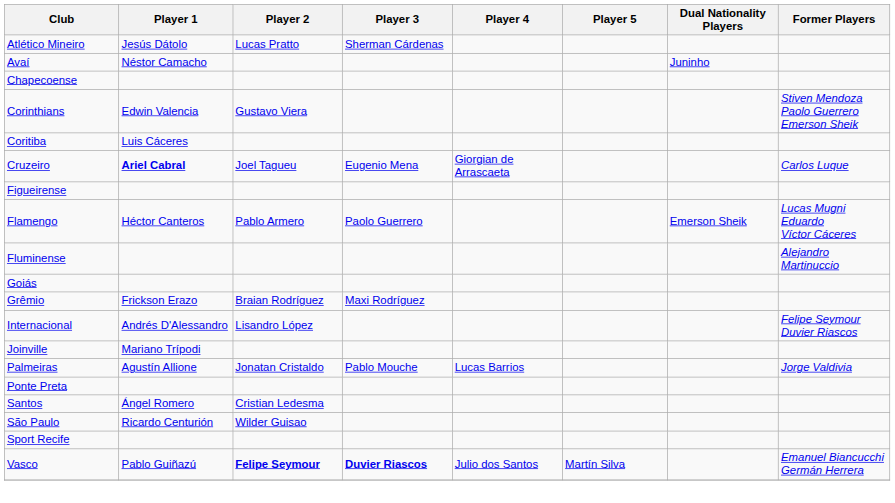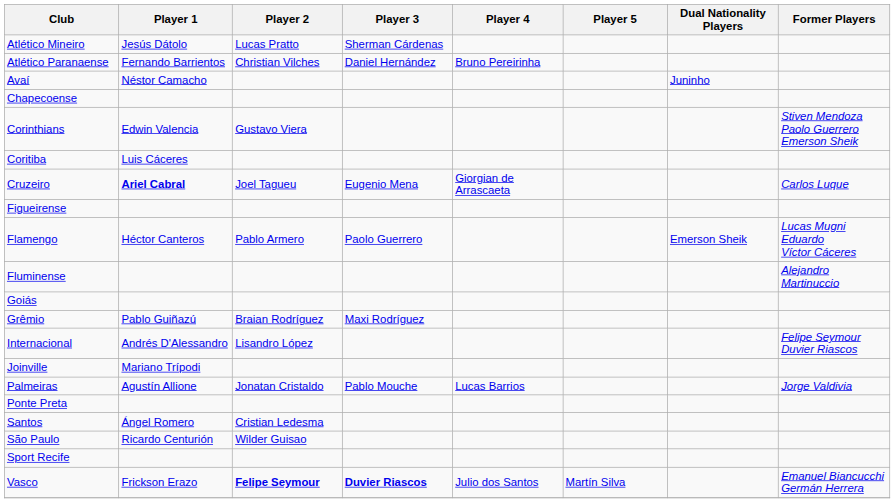+ row: (58, 62)
(159, 301) Frickson Erazo -> (159, 319) Pablo Guiñazú
(159, 464) Pablo Guiñazú -> (159, 482) Frickson Erazo
